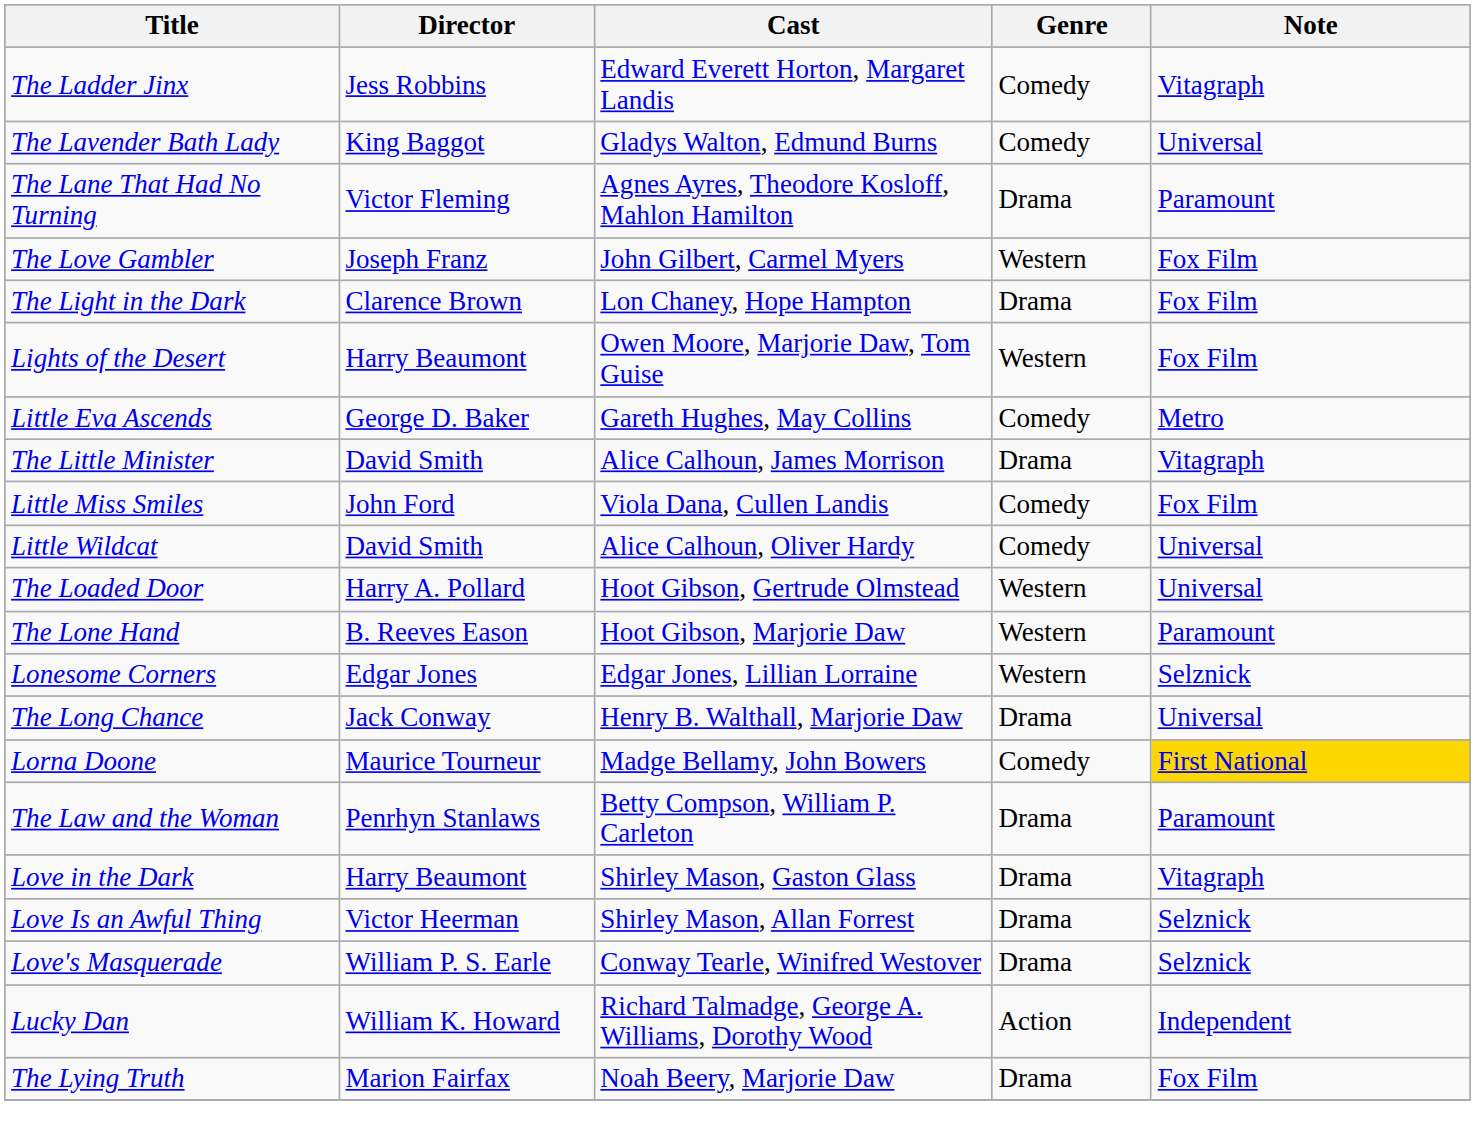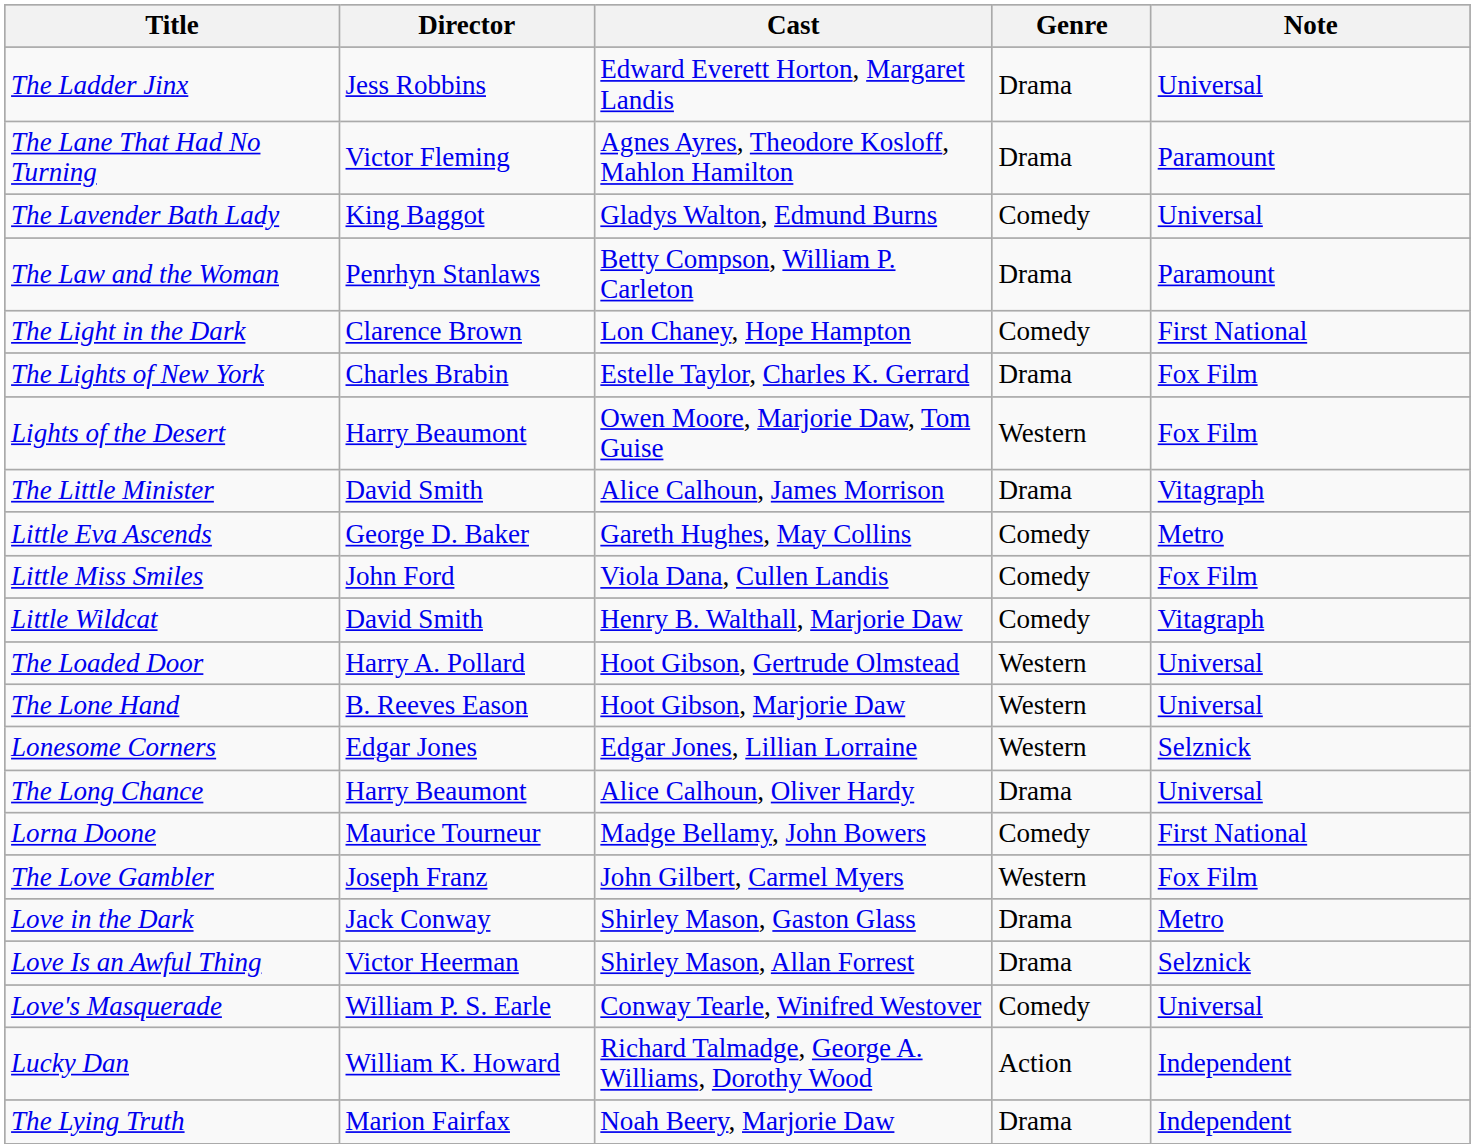(1044, 84) Comedy -> (1035, 84) Drama
(1211, 84) Vitagraph -> (1210, 84) Universal
rows swapped: (136, 200) <-> (145, 142)
rows swapped: (145, 818) <-> (112, 258)
(1035, 301) Drama -> (1044, 331) Comedy
(1208, 301) Fox Film -> (1232, 331) First National
+ row: (138, 374)
rows swapped: (111, 417) <-> (112, 460)
(757, 546) Alice Calhoun, Oliver Hardy -> (781, 619) Henry B. Walthall, Marjorie Daw
(1210, 546) Universal -> (1211, 619) Vitagraph
(1216, 631) Paramount -> (1210, 705) Universal
(418, 717) Jack Conway -> (436, 790) Harry Beaumont
(781, 717) Henry B. Walthall, Marjorie Daw -> (757, 790) Alice Calhoun, Oliver Hardy
(1232, 760) gold background -> (1232, 833) no background
(436, 876) Harry Beaumont -> (418, 919) Jack Conway
(1211, 876) Vitagraph -> (1191, 919) Metro
(1035, 962) Drama -> (1044, 1005) Comedy
(1204, 962) Selznick -> (1210, 1005) Universal
(1208, 1078) Fox Film -> (1225, 1121) Independent
